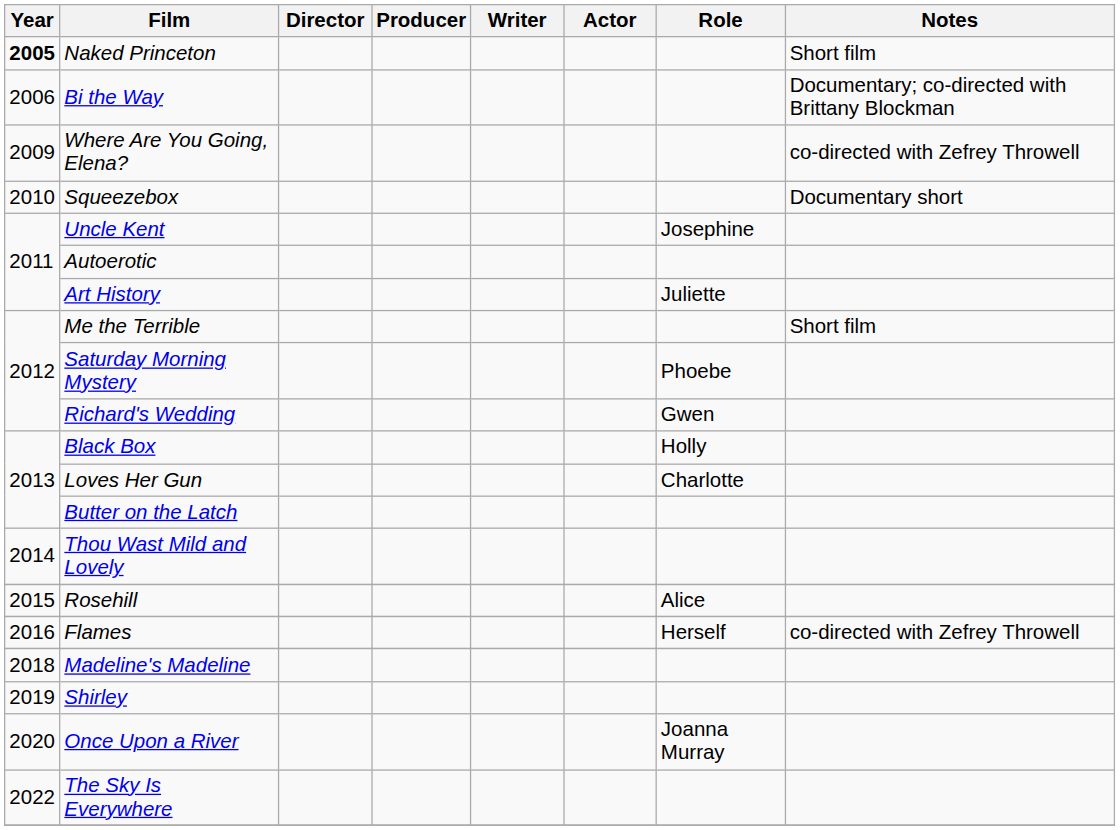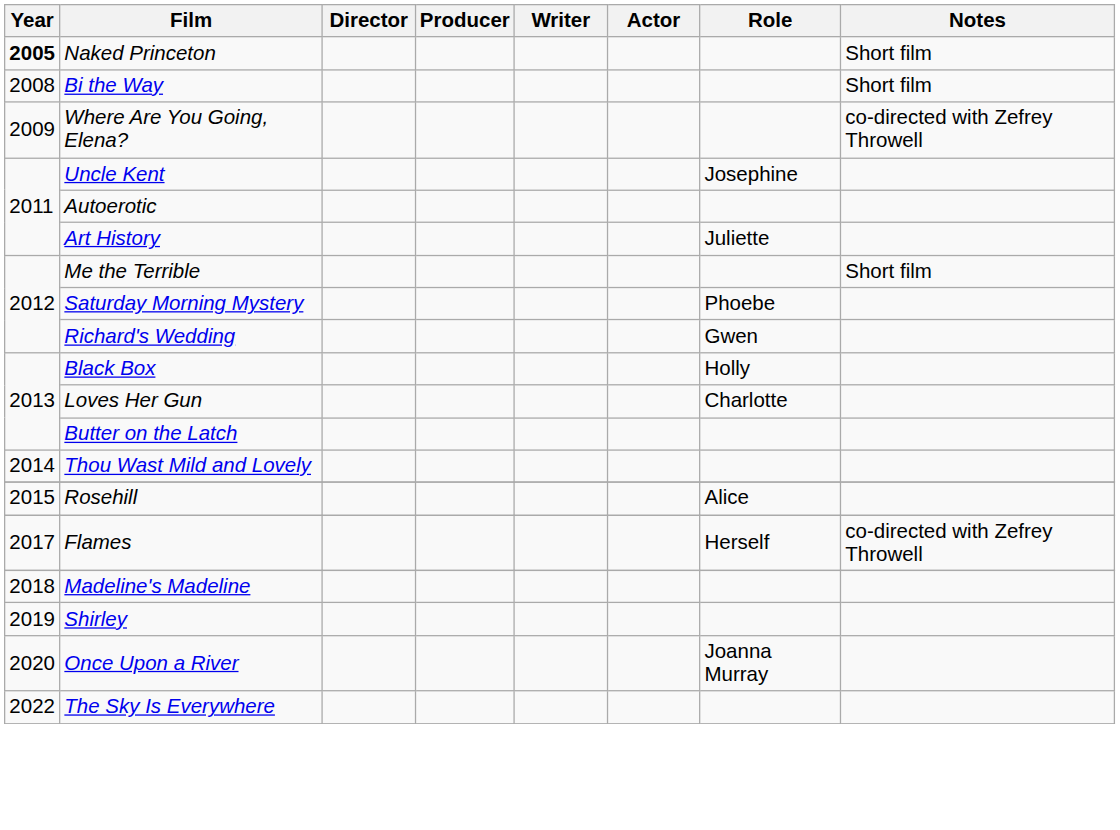(32, 97) 2006 -> (32, 85) 2008
(928, 97) Documentary; co-directed with Brittany Blockman -> (889, 85) Short film
- row: (121, 196)
(32, 632) 2016 -> (32, 542) 2017
